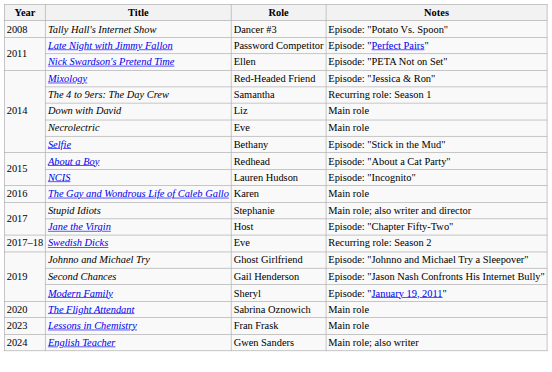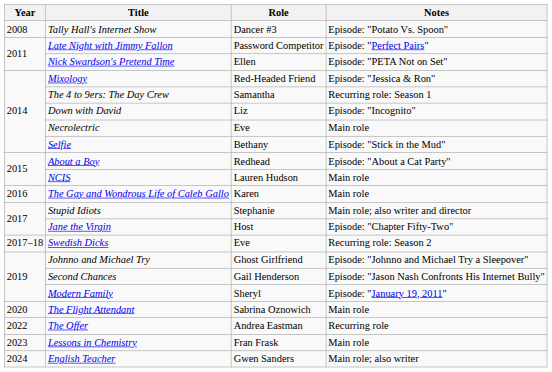(349, 111) Main role -> (372, 111) Episode: "Incognito"
(372, 177) Episode: "Incognito" -> (349, 177) Main role
+ row: (68, 326)
